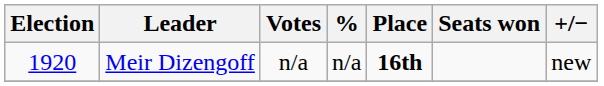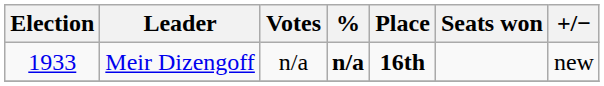(52, 61) 1920 -> (52, 61) 1933
(347, 61) normal -> (348, 61) bold
